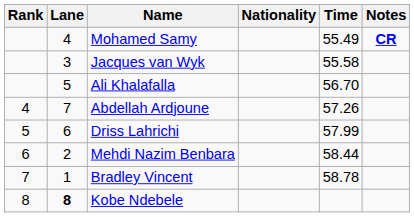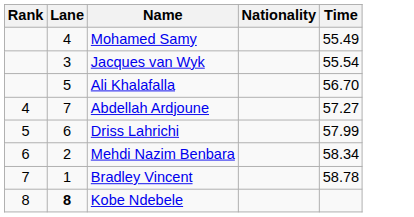- column: (386, 16)
(341, 62) 55.58 -> (341, 62) 55.54
(341, 108) 57.26 -> (341, 108) 57.27
(341, 154) 58.44 -> (341, 154) 58.34
